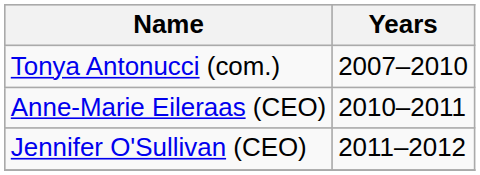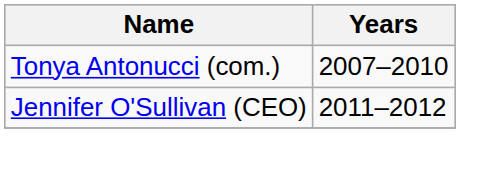- row: (169, 107)
